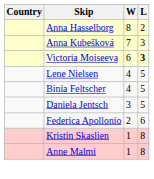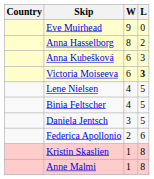+ row: (74, 27)
(128, 43) 7 -> (128, 58) 6
